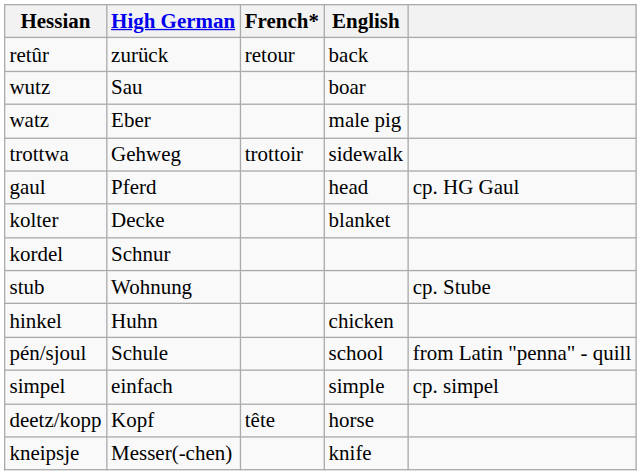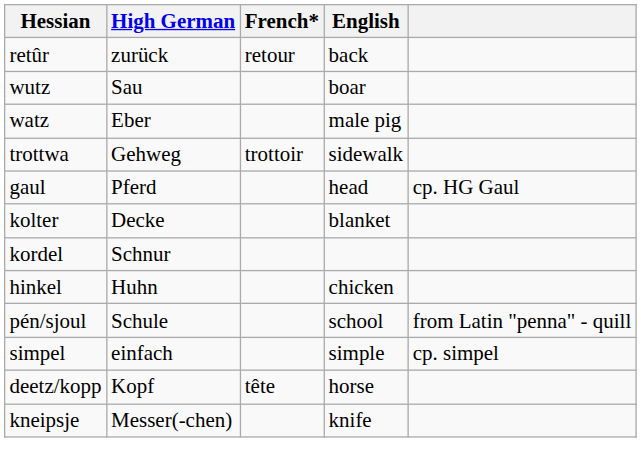- row: (27, 287)
